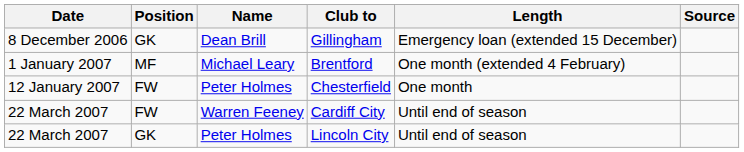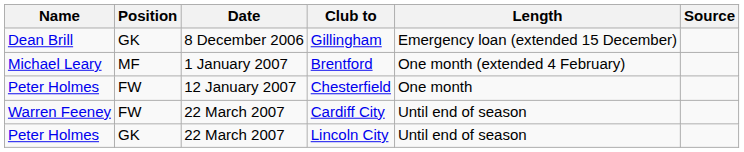columns swapped: (68, 16) <-> (252, 16)
